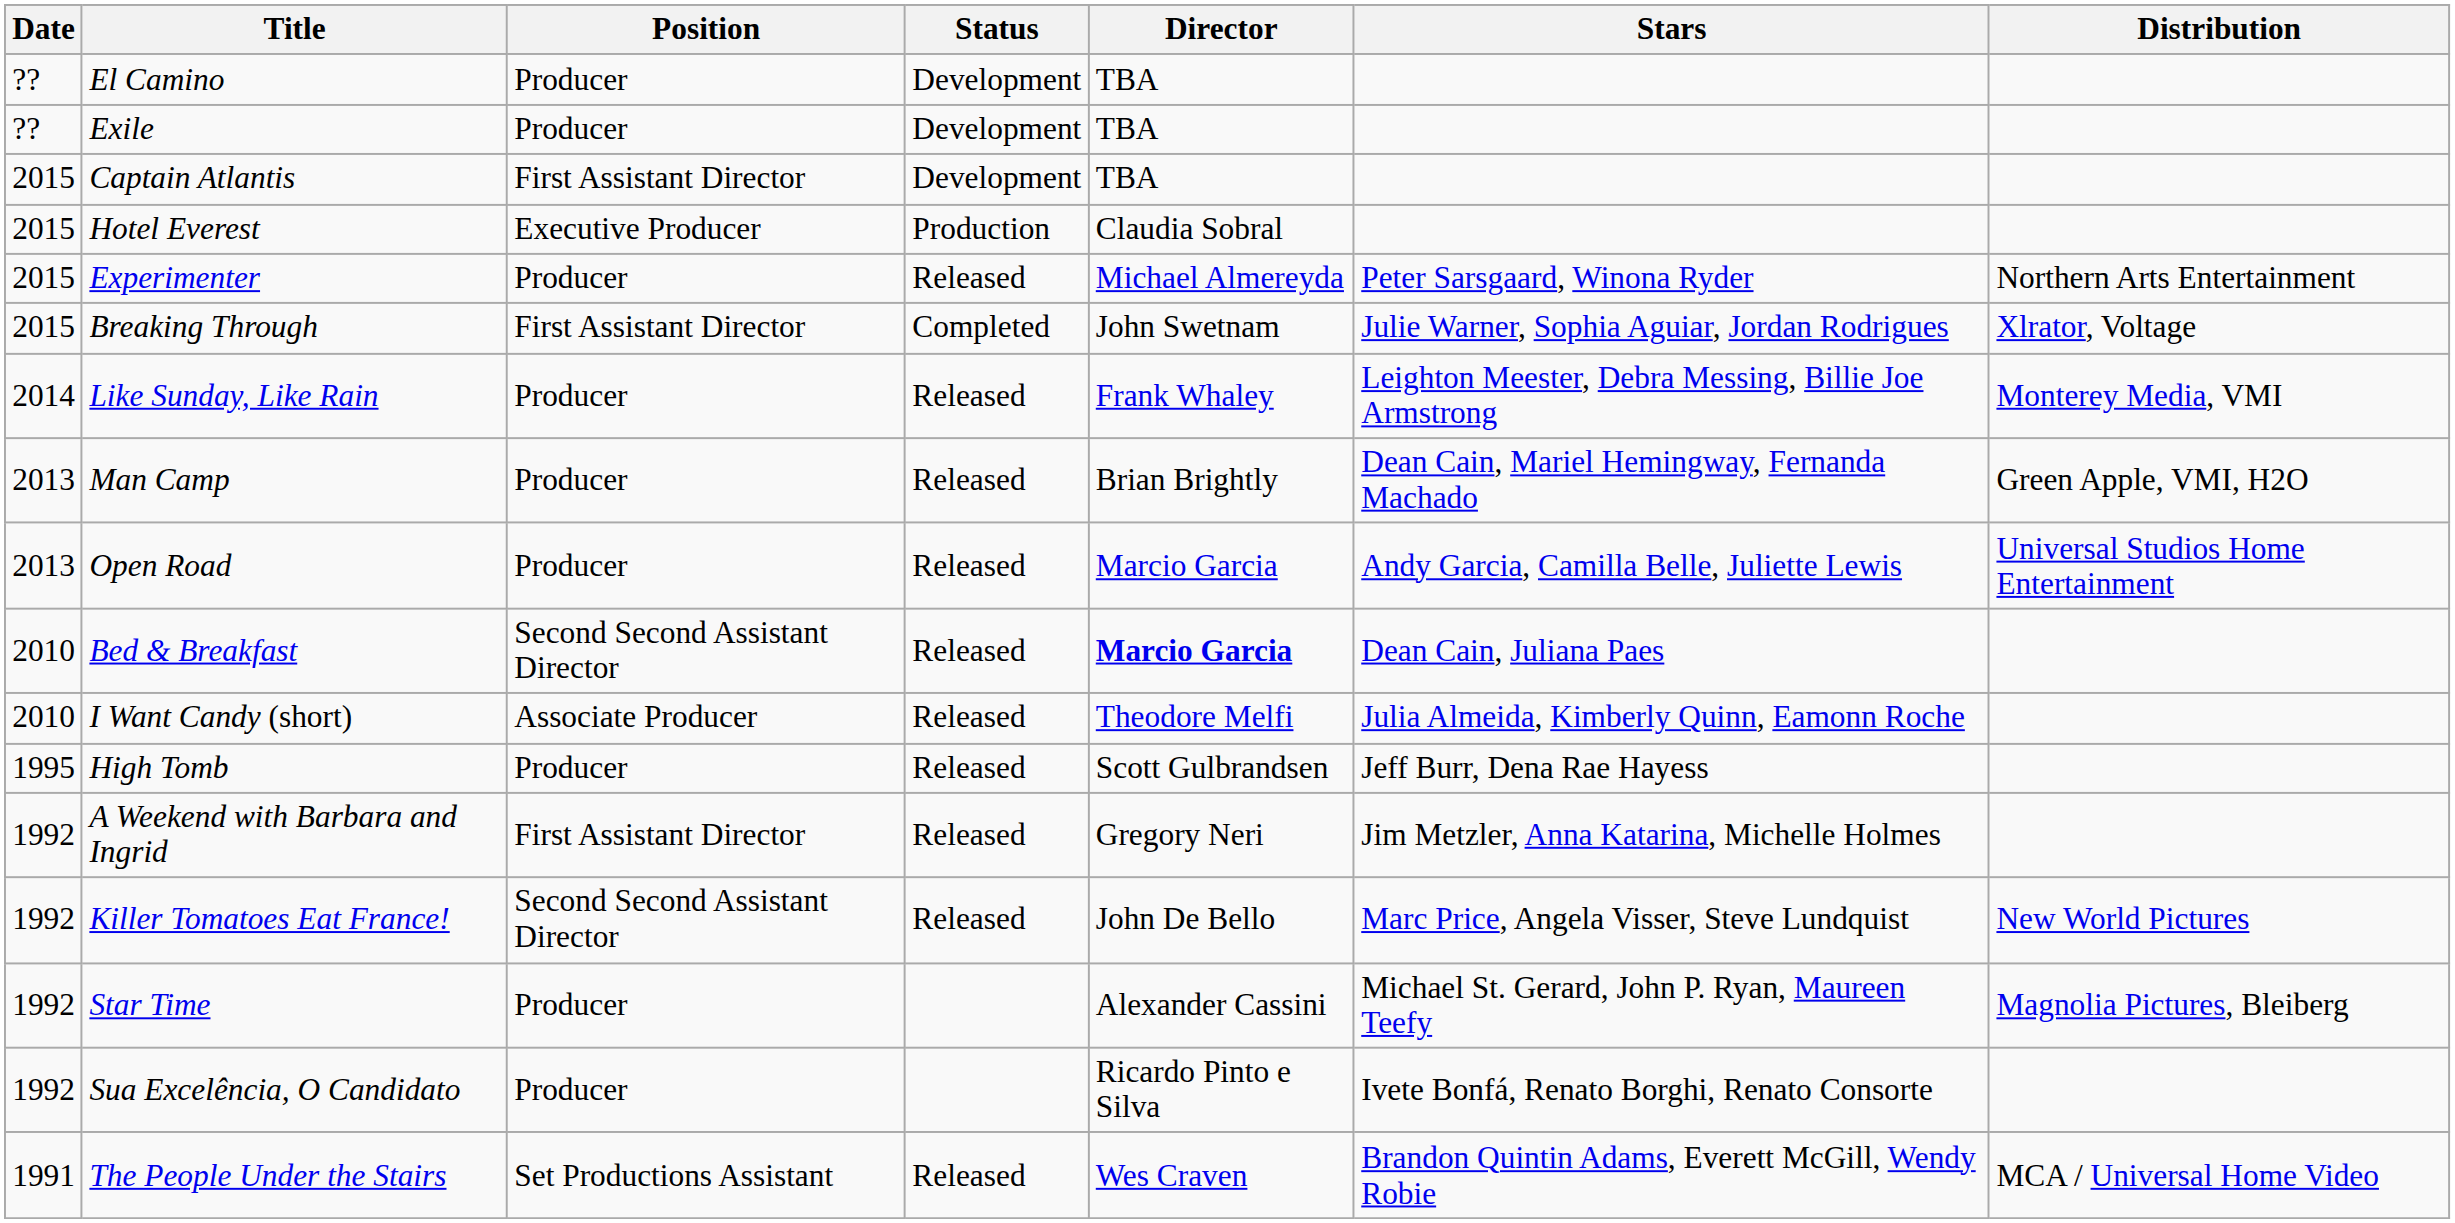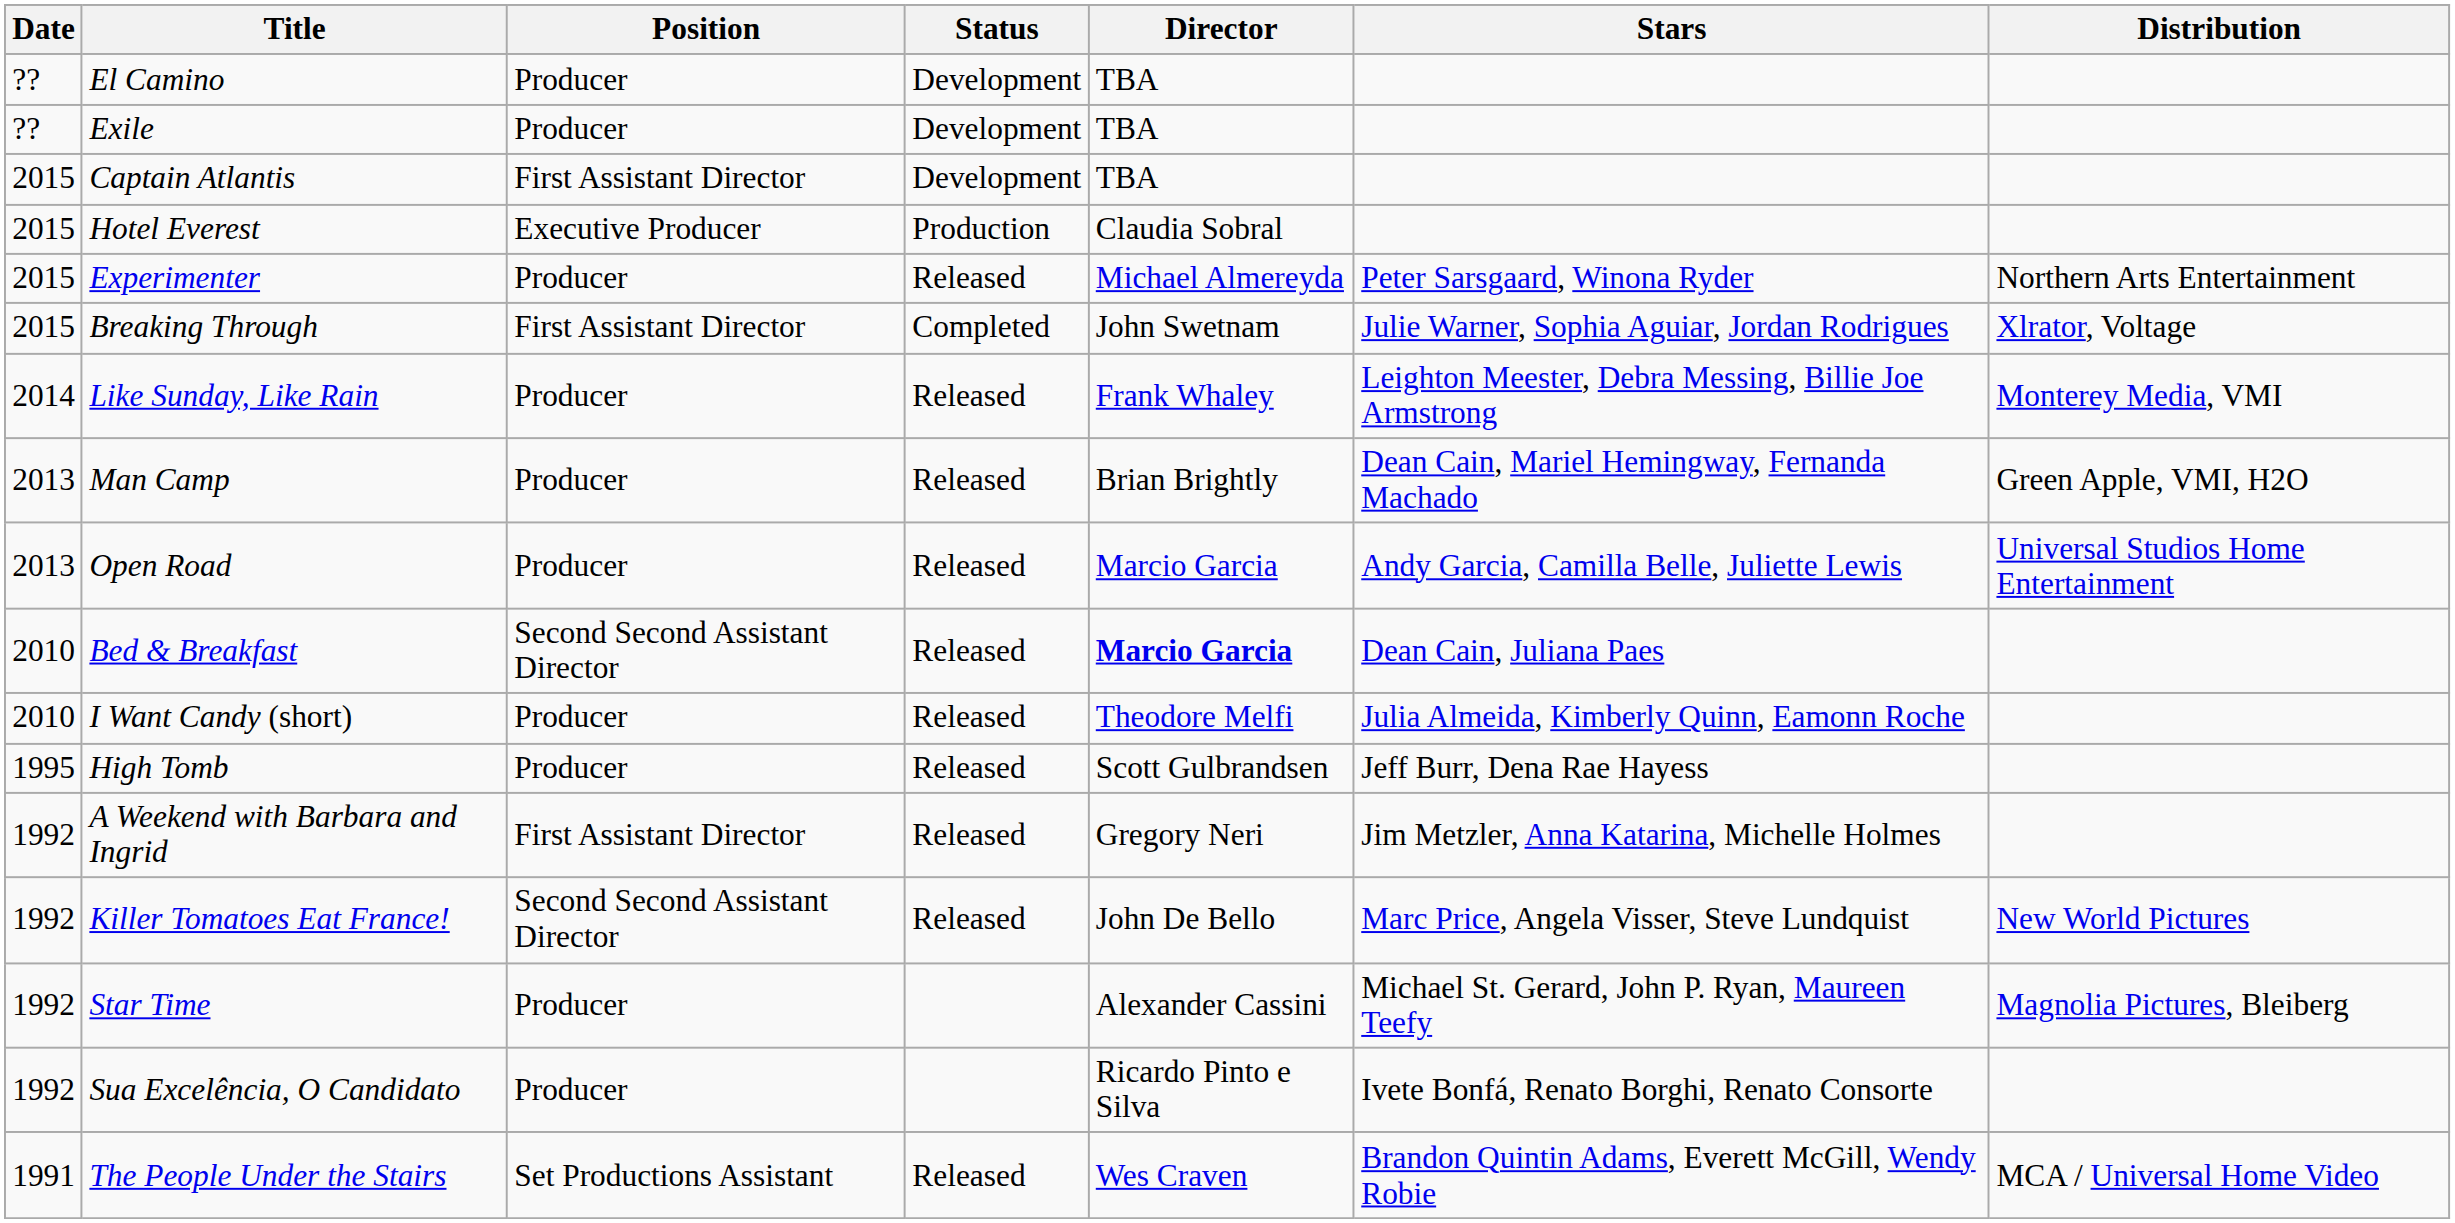(636, 717) Associate Producer -> (571, 717) Producer
